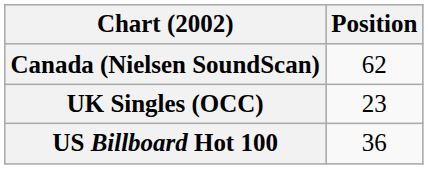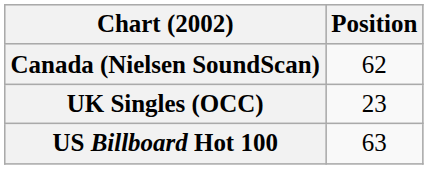(374, 143) 36 -> (374, 143) 63
